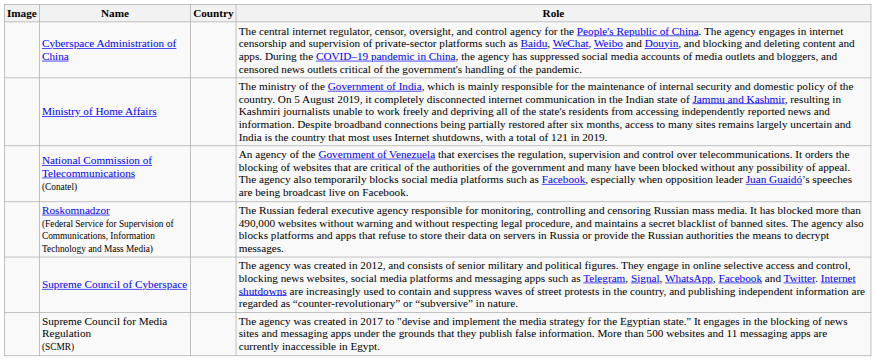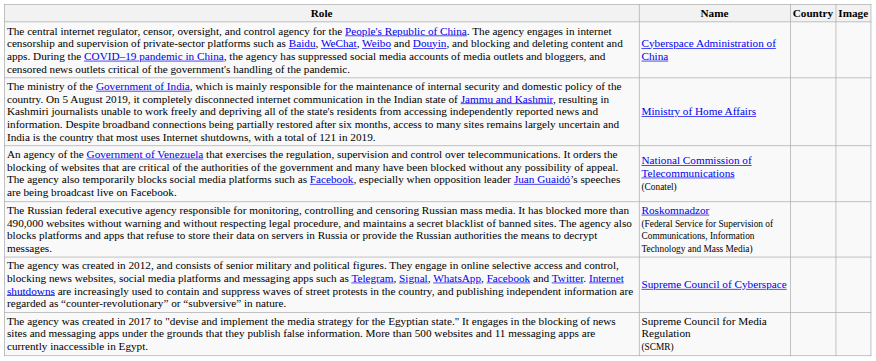columns swapped: (22, 13) <-> (553, 13)
